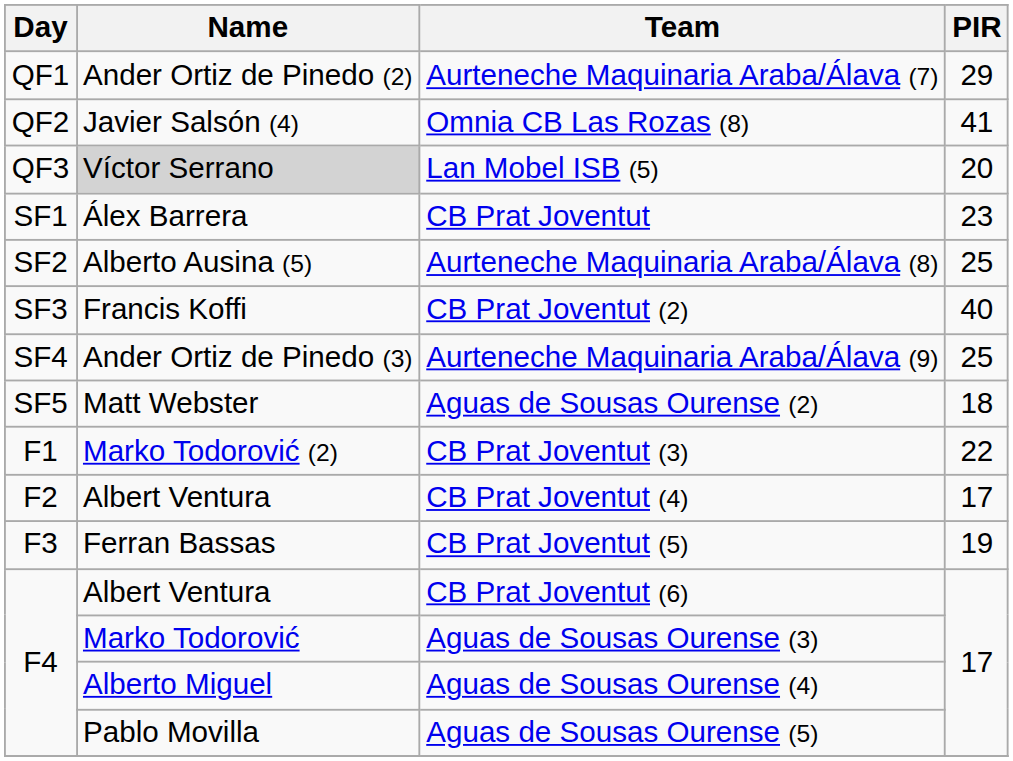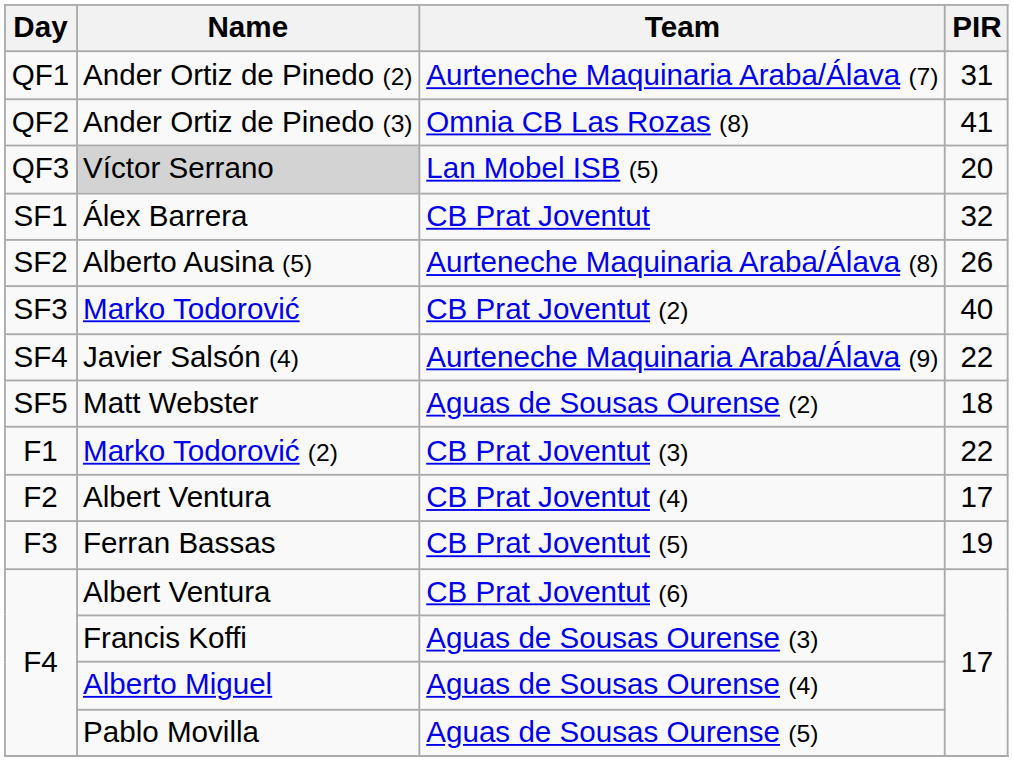(977, 74) 29 -> (977, 74) 31
(191, 121) Javier Salsón (4) -> (248, 121) Ander Ortiz de Pinedo (3)
(977, 215) 23 -> (977, 215) 32
(977, 262) 25 -> (977, 262) 26
(165, 309) Francis Koffi -> (191, 309) Marko Todorović
(248, 356) Ander Ortiz de Pinedo (3) -> (191, 356) Javier Salsón (4)
(977, 356) 25 -> (977, 356) 22
(191, 638) Marko Todorović -> (165, 638) Francis Koffi
